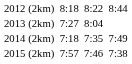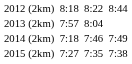(69, 23) 7:27 -> (69, 23) 7:57
(94, 38) 7:35 -> (94, 38) 7:46
(69, 53) 7:57 -> (69, 53) 7:27
(94, 53) 7:46 -> (94, 53) 7:35
